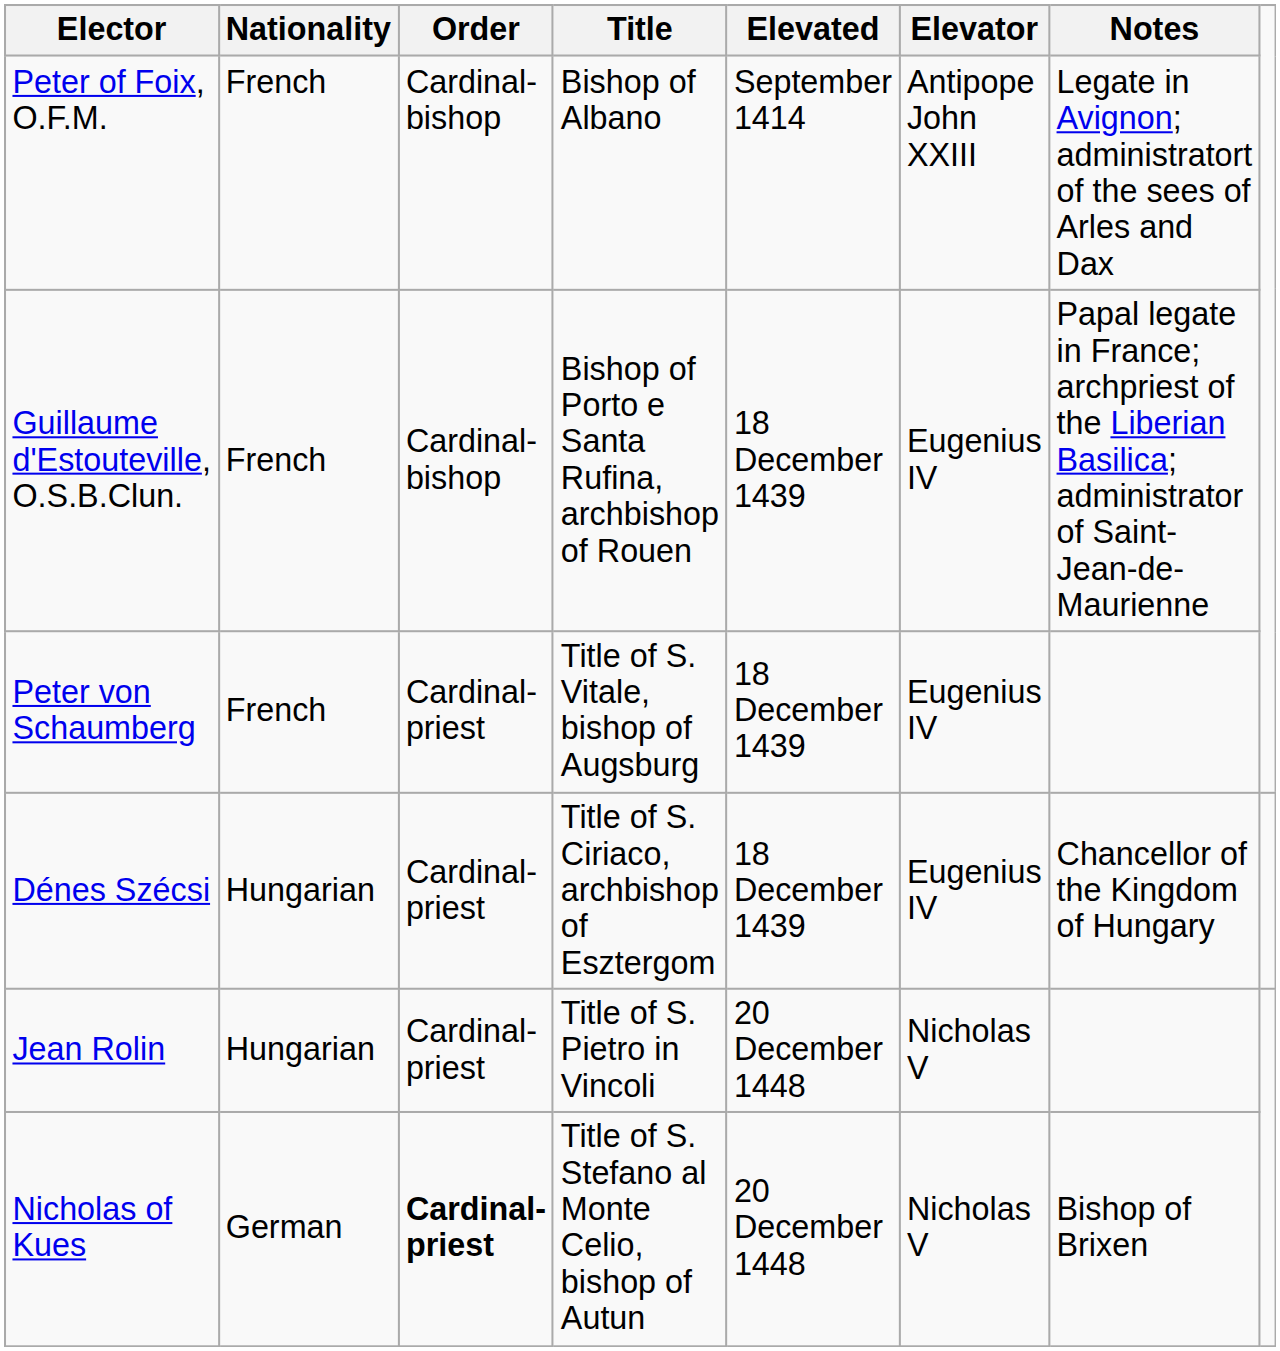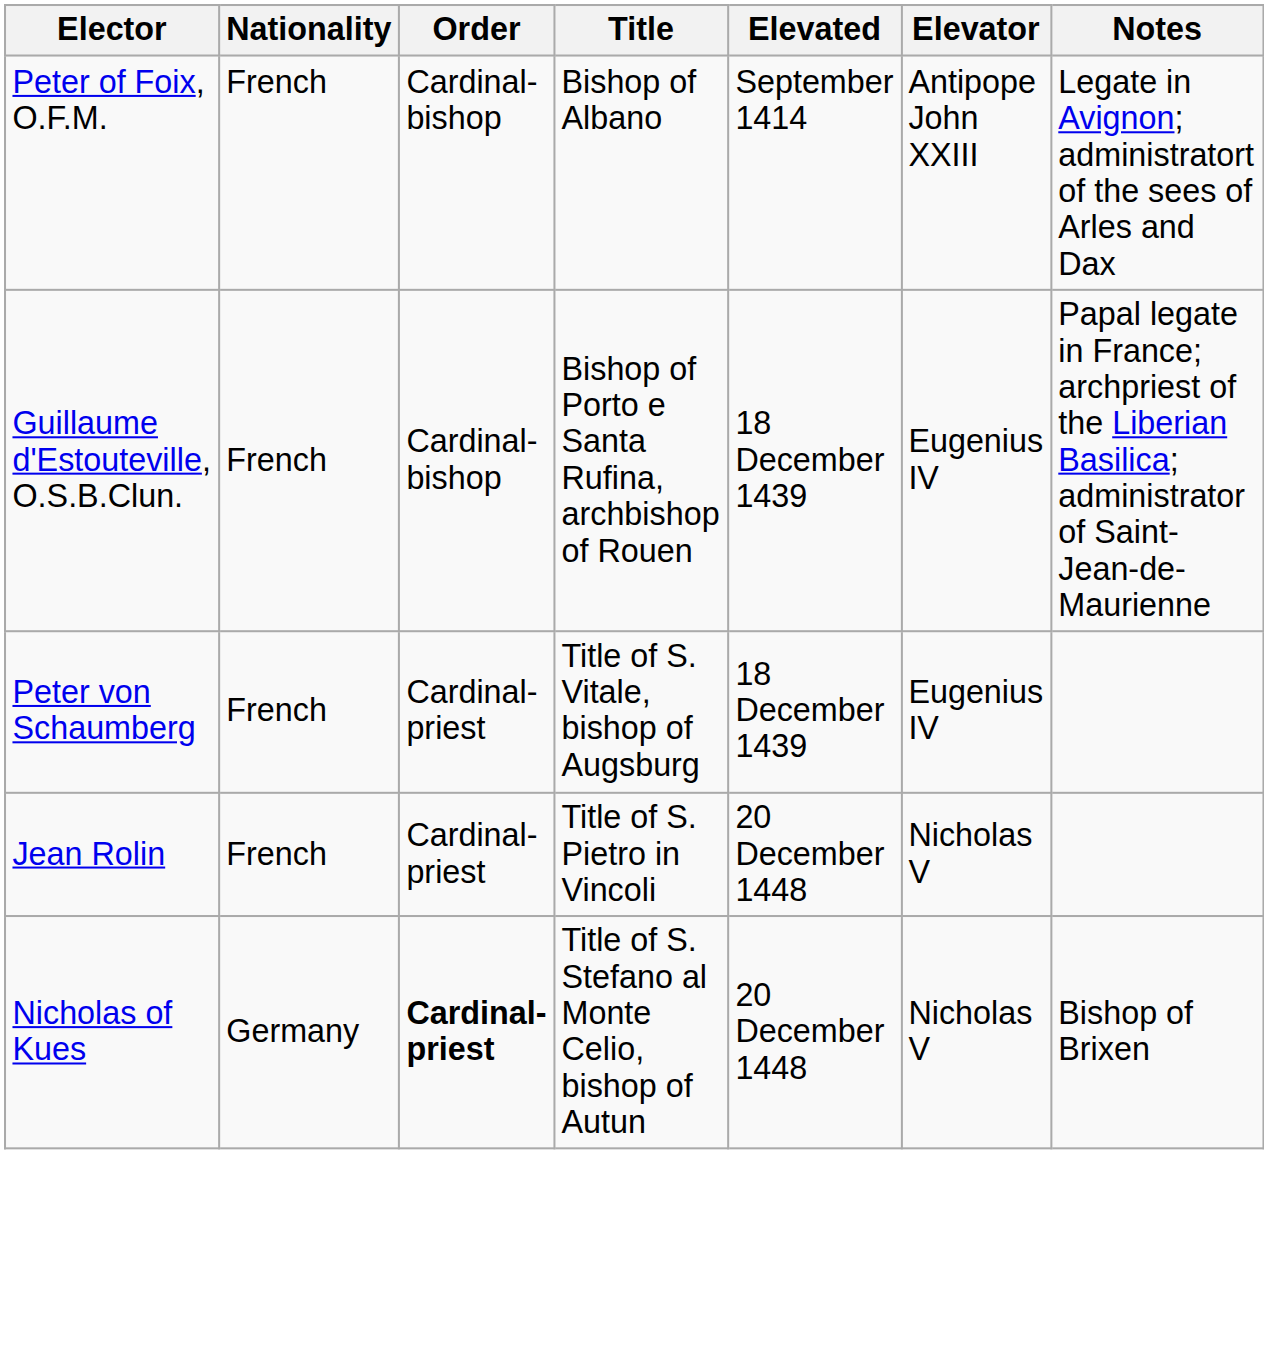- row: (111, 889)
(300, 1049) Hungarian -> (277, 853) French
(284, 1228) German -> (293, 1031) Germany
